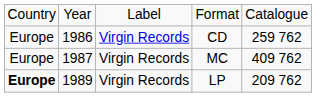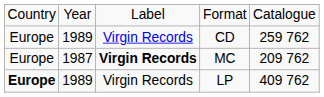(77, 37) 1986 -> (77, 37) 1989
(144, 59) normal -> (148, 59) bold
(277, 59) 409 762 -> (284, 59) 209 762
(277, 80) 209 762 -> (284, 80) 409 762
